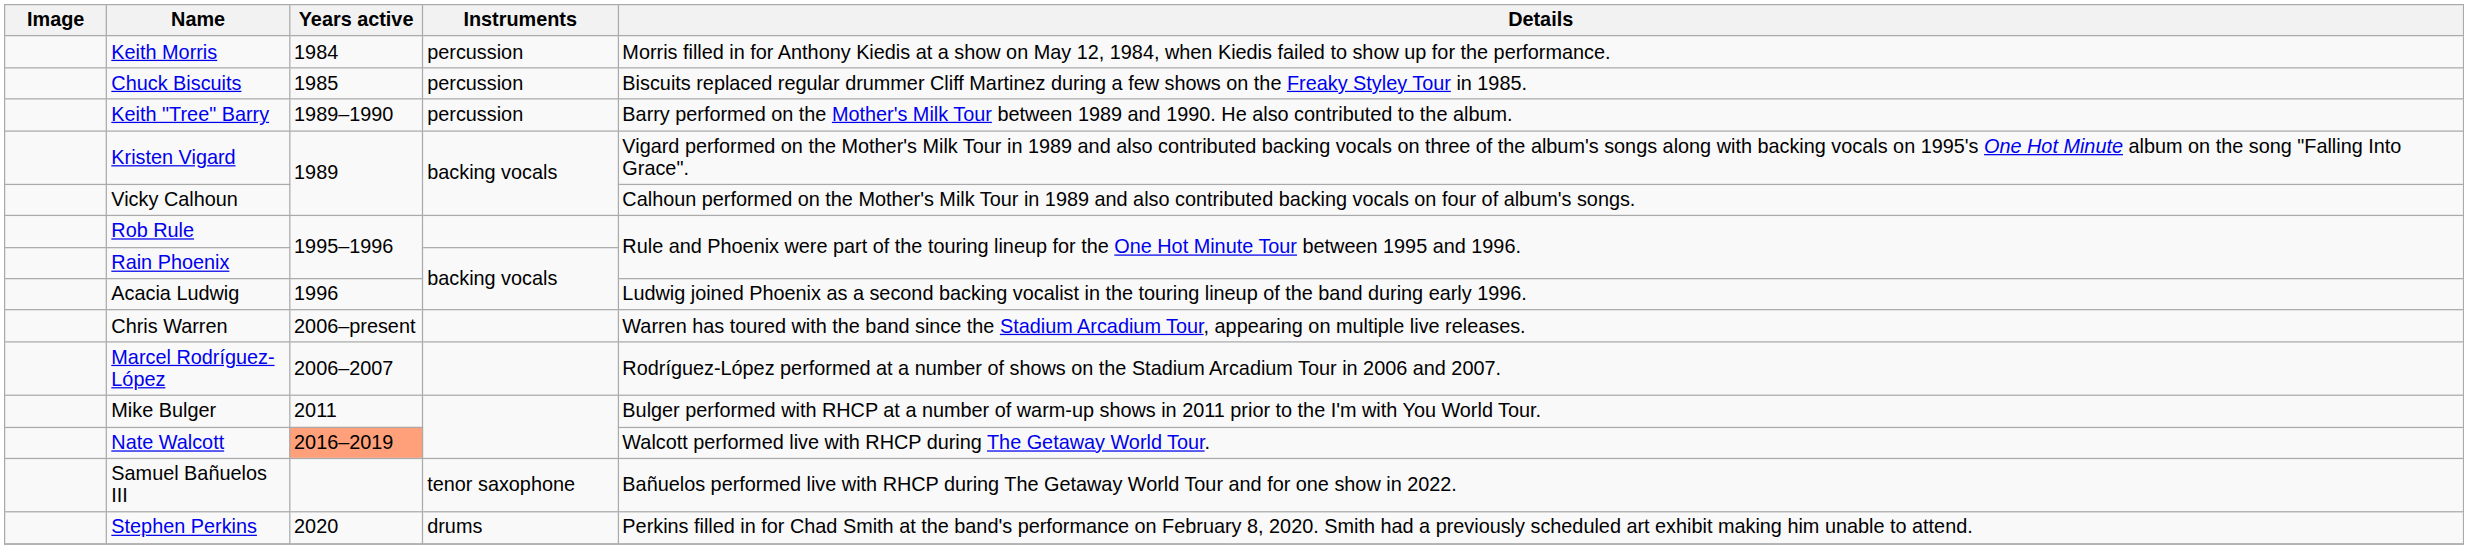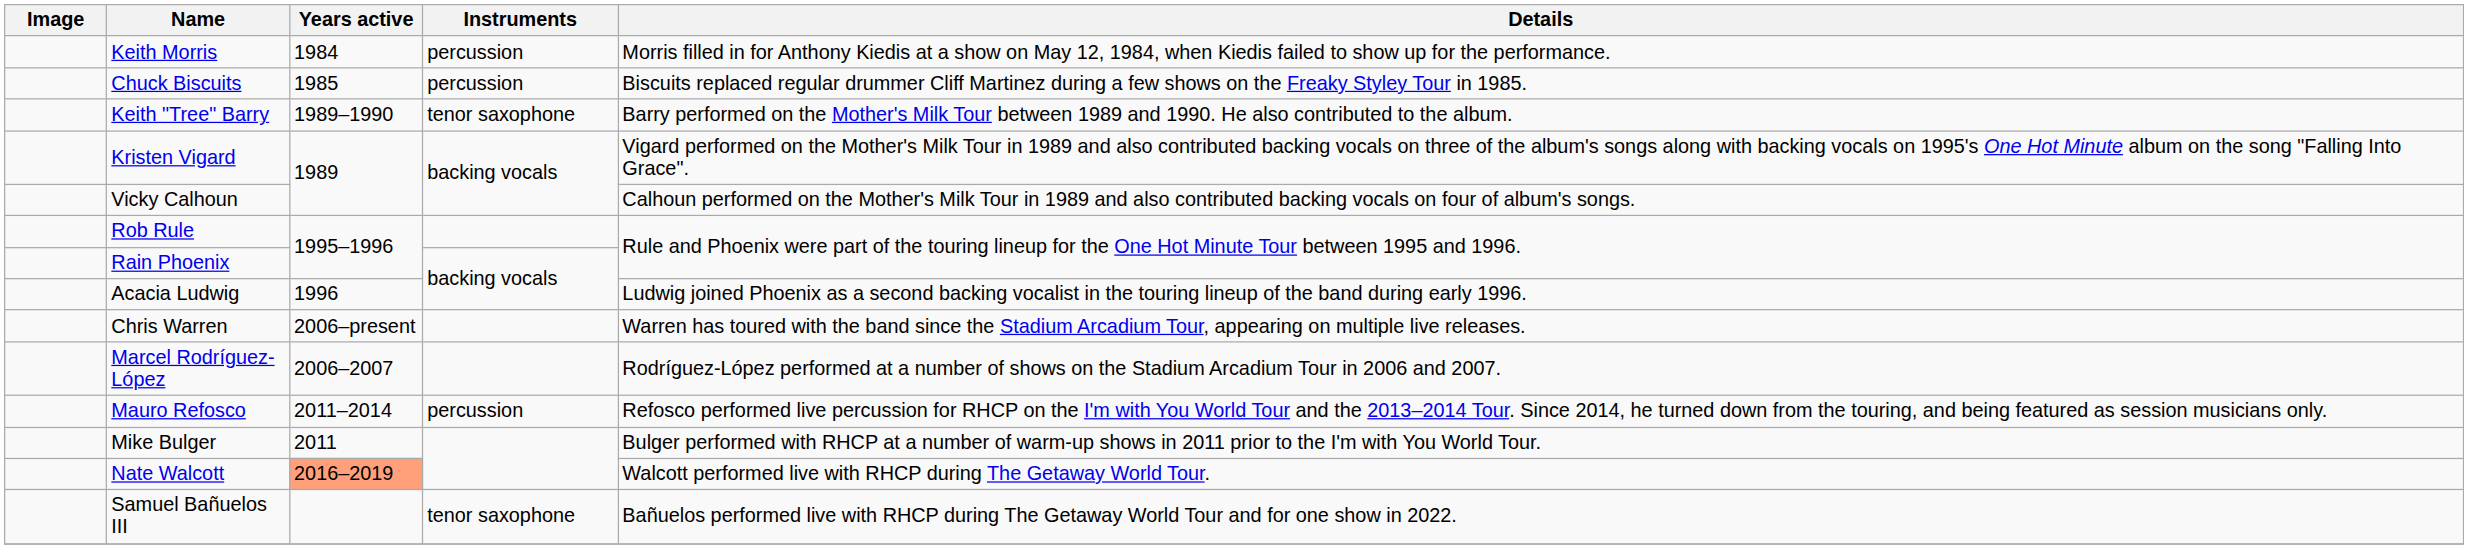(475, 114) percussion -> (501, 114) tenor saxophone
+ row: (179, 410)
- row: (184, 527)
